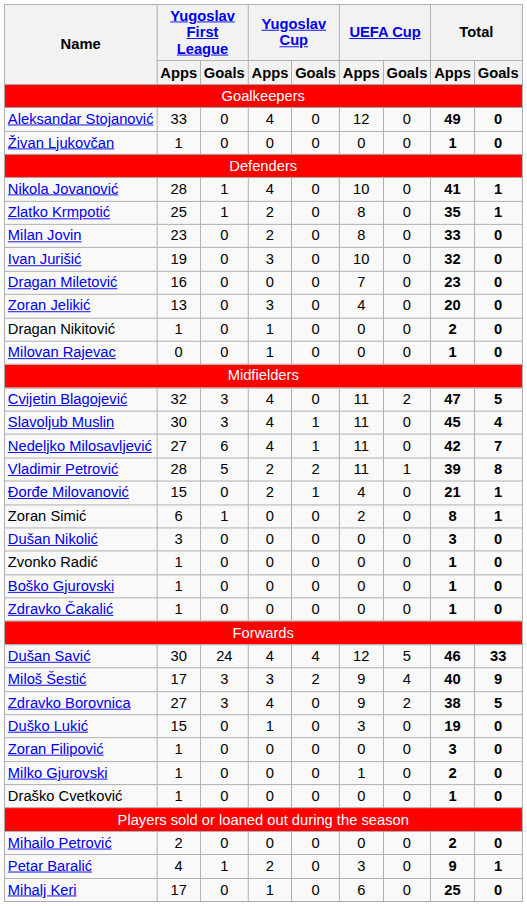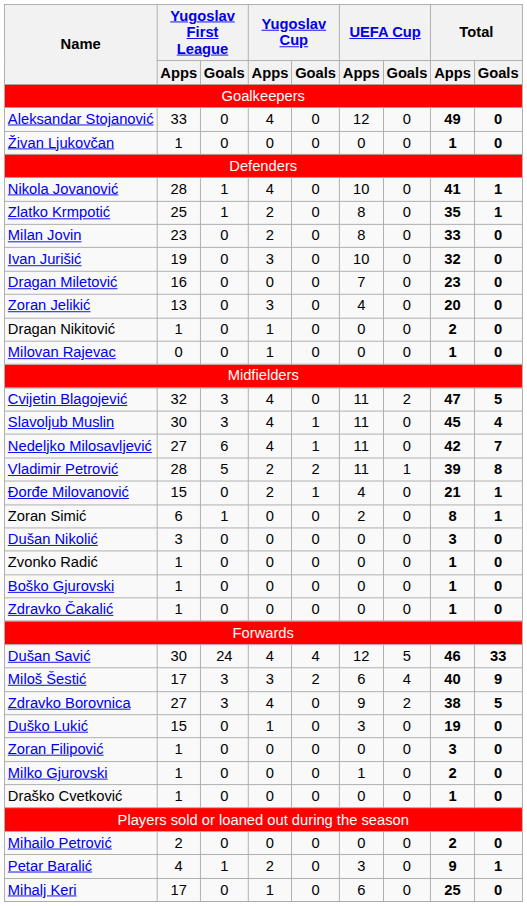(361, 679) 9 -> (361, 679) 6
